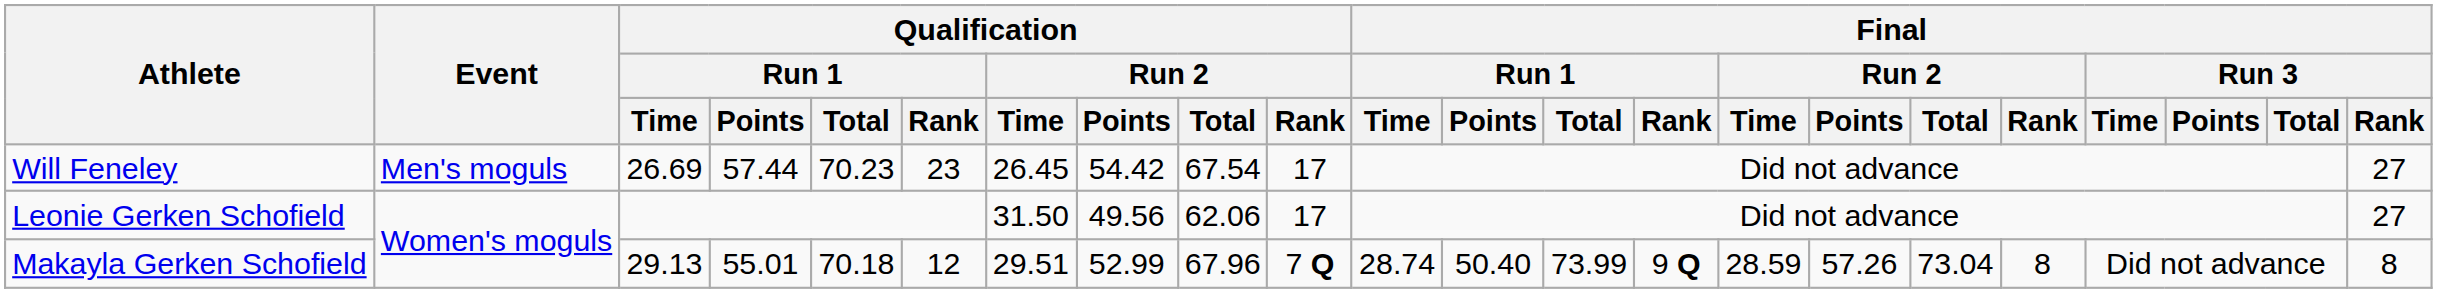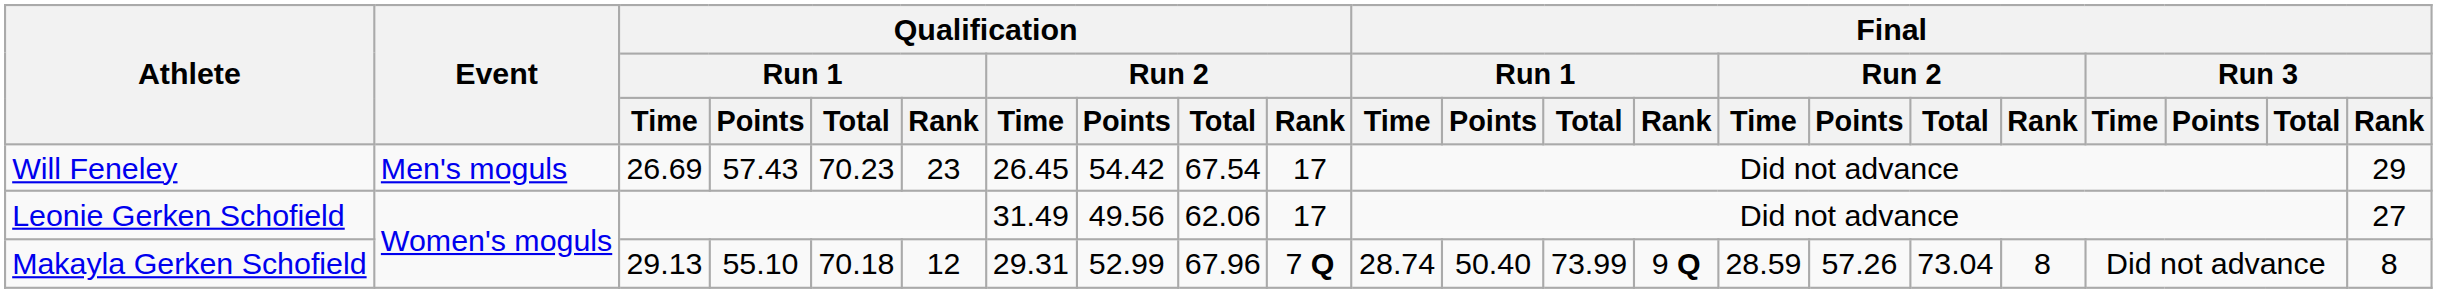(760, 168) 57.44 -> (760, 168) 57.43
(2389, 168) 27 -> (2389, 168) 29
(1031, 216) 31.50 -> (1031, 216) 31.49
(760, 264) 55.01 -> (760, 264) 55.10
(1031, 264) 29.51 -> (1031, 264) 29.31
